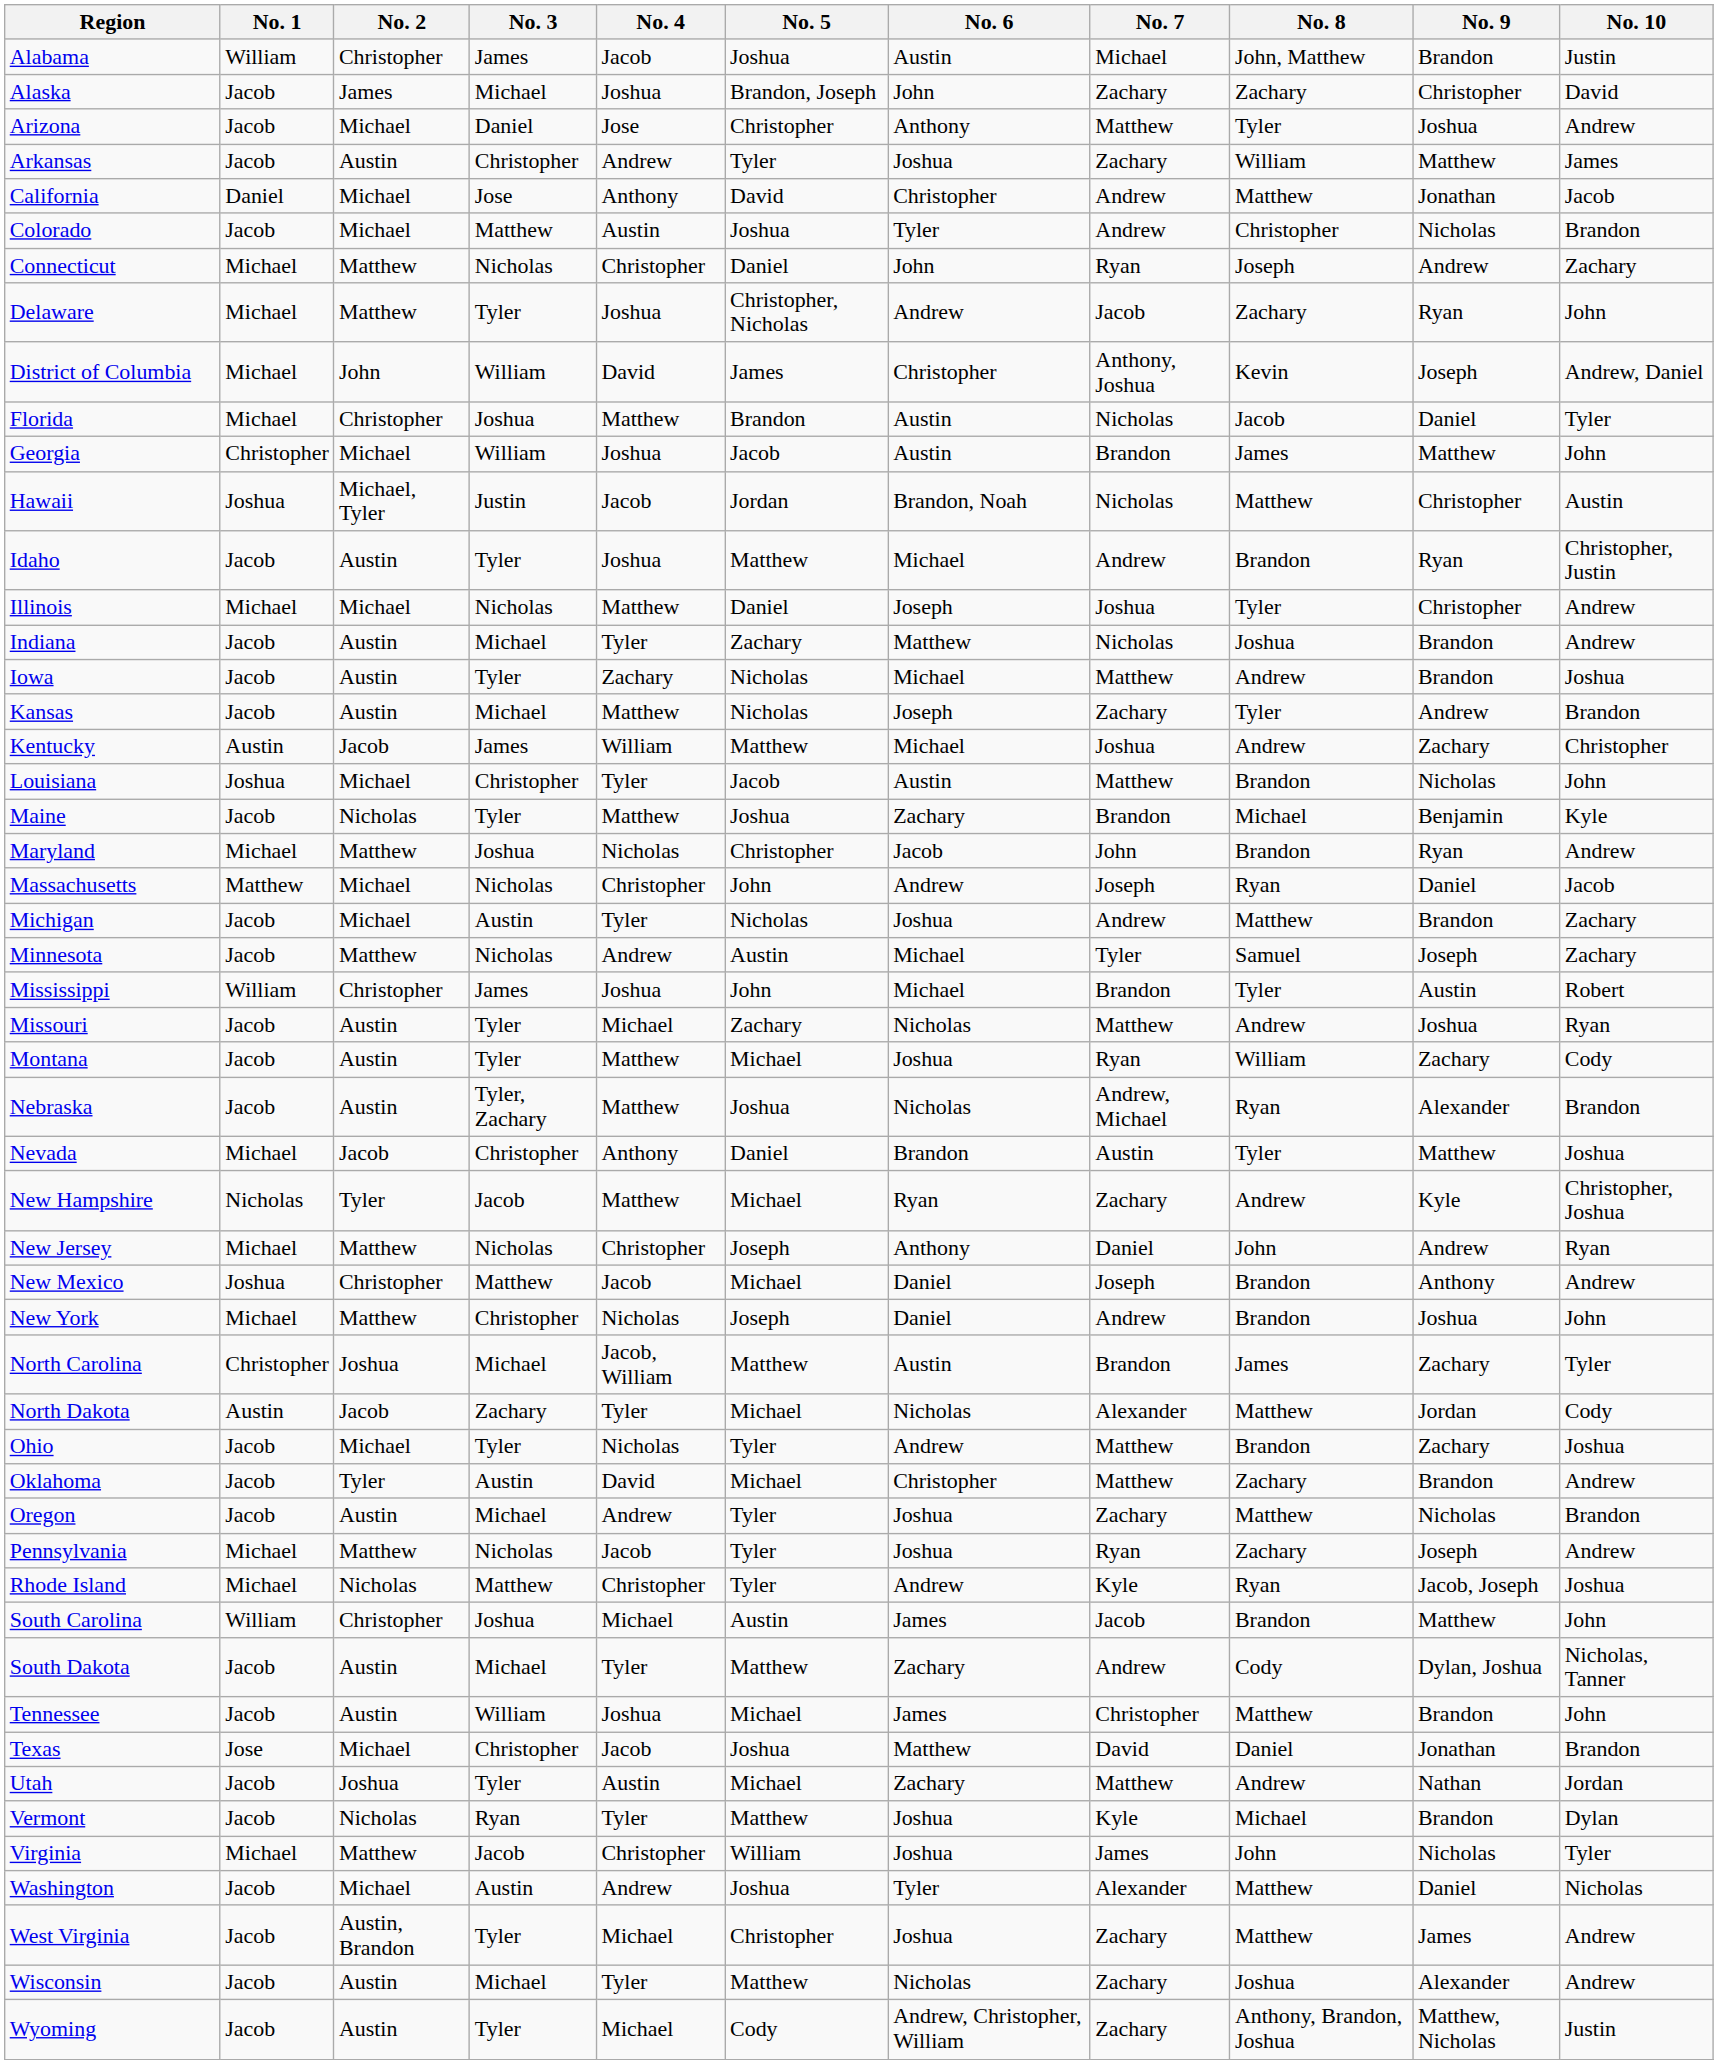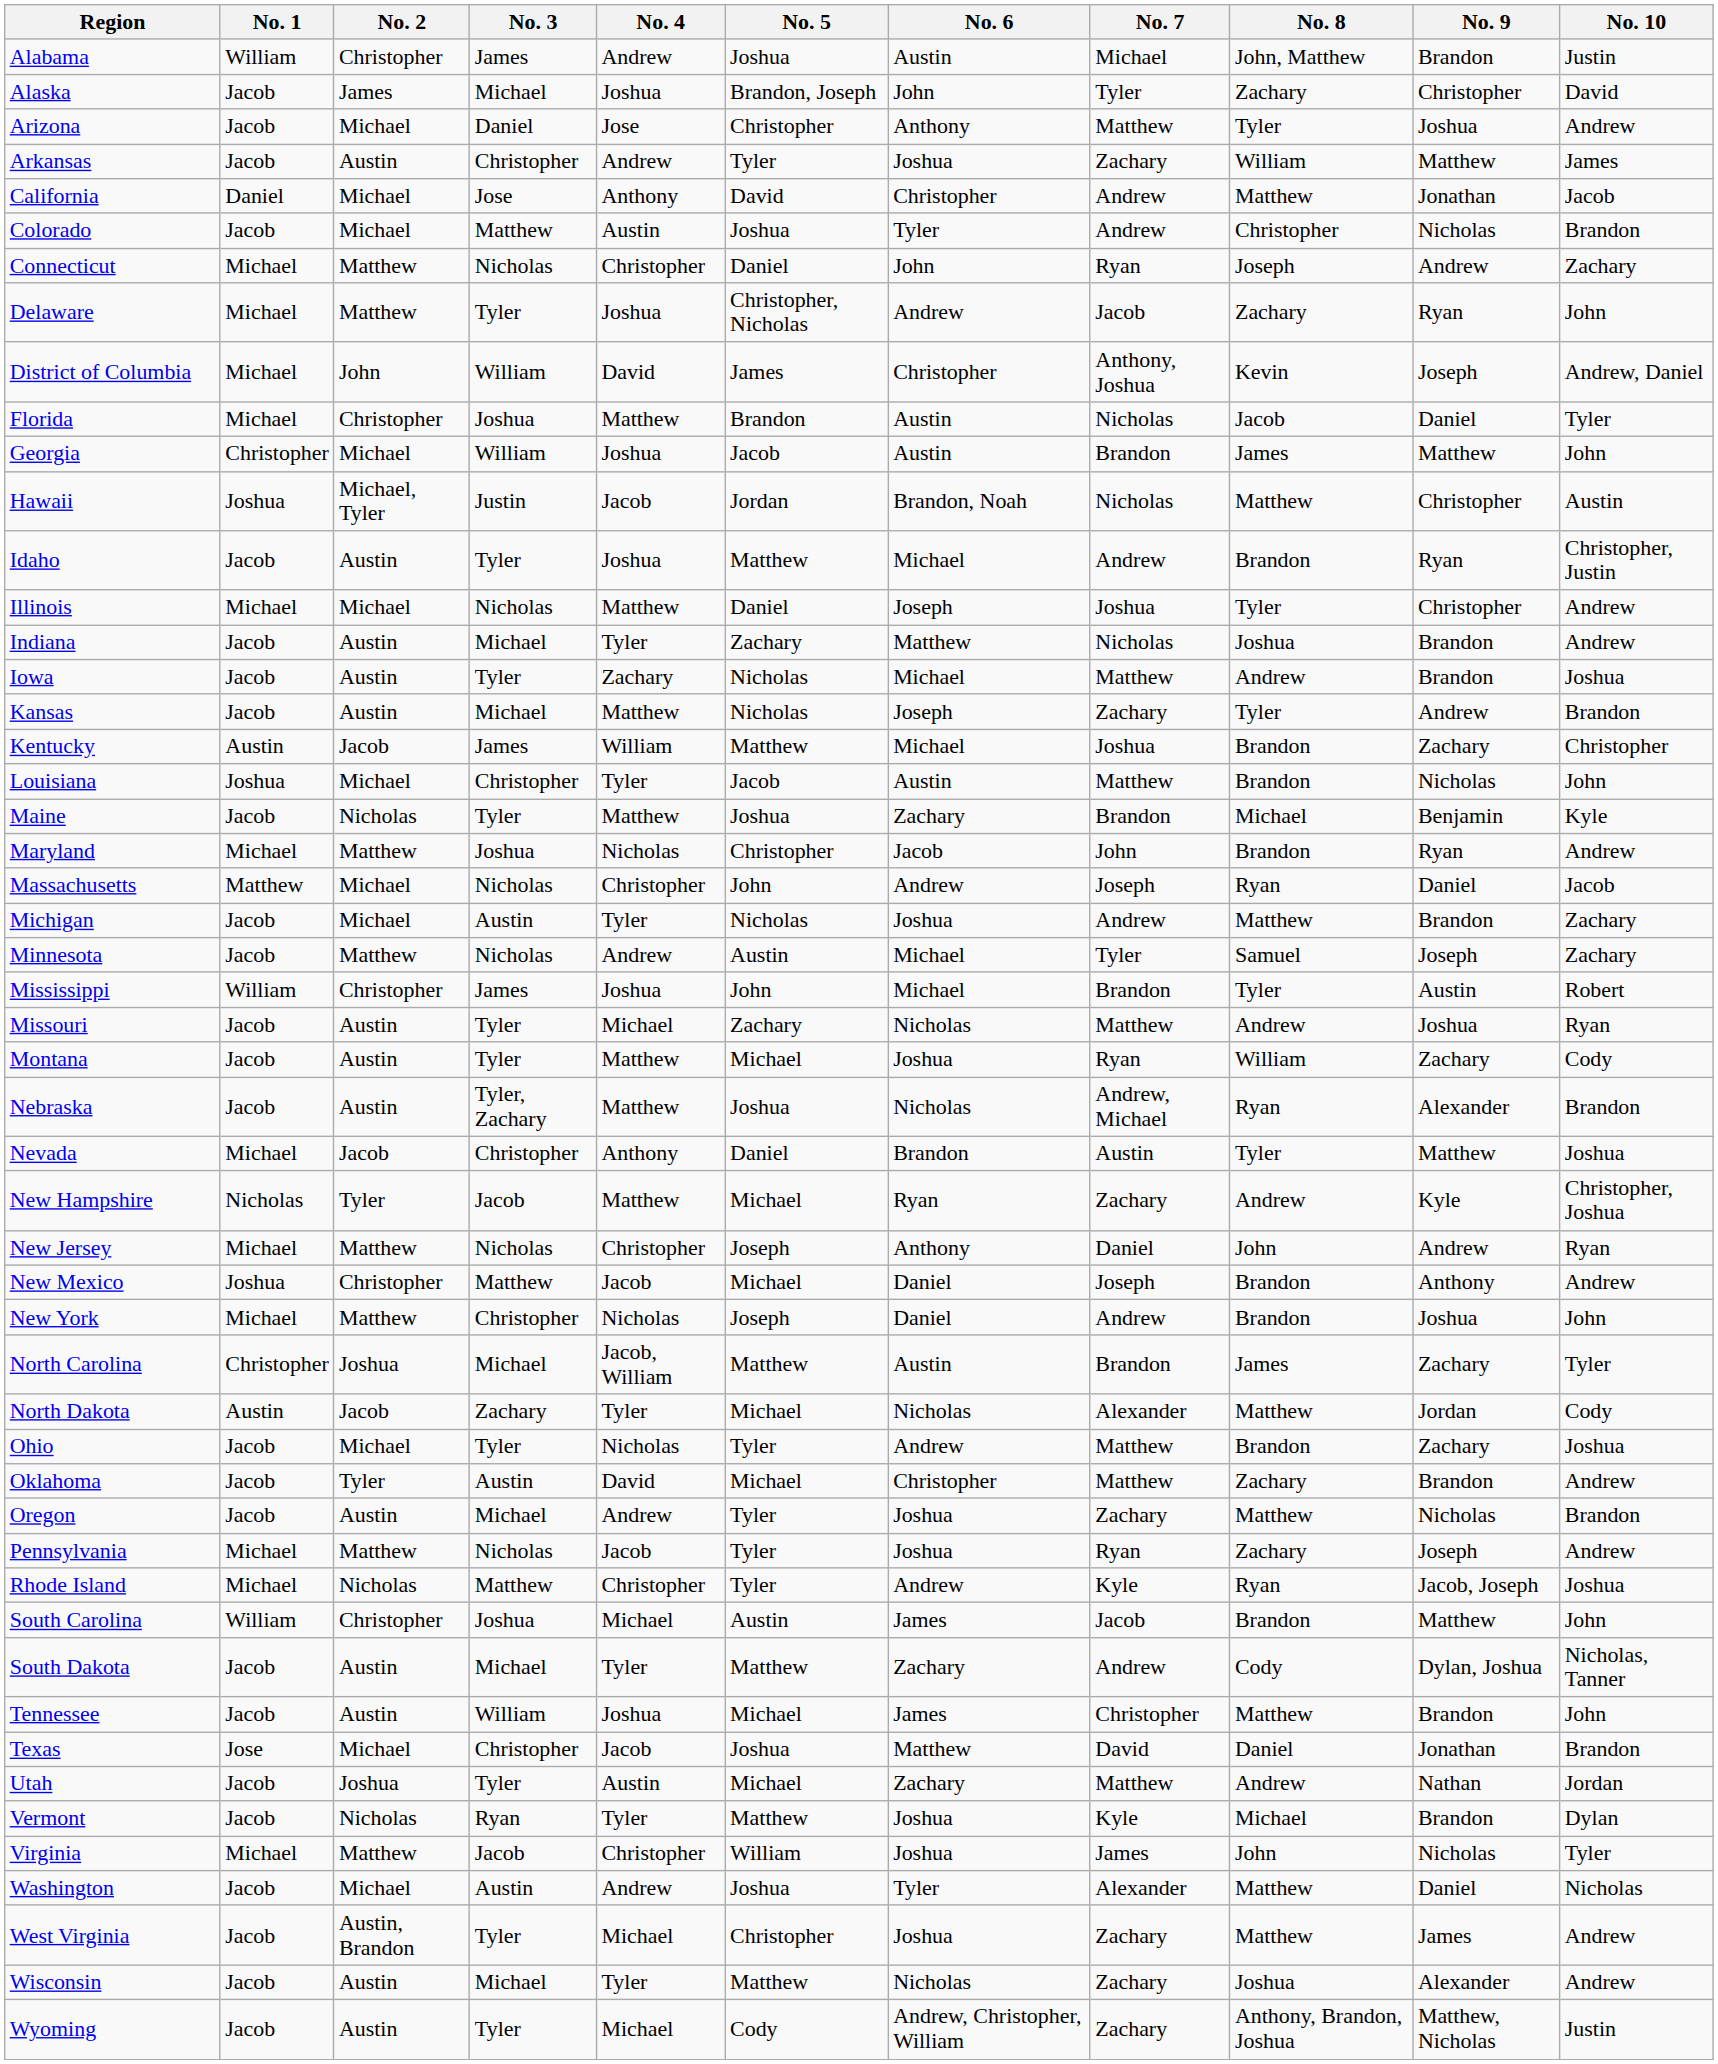(626, 56) Jacob -> (637, 56) Andrew
(1131, 91) Zachary -> (1118, 91) Tyler
(1270, 746) Andrew -> (1273, 746) Brandon
